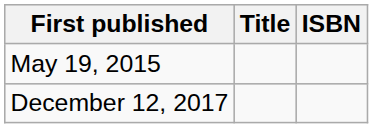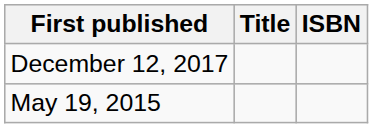rows swapped: (86, 63) <-> (119, 102)
